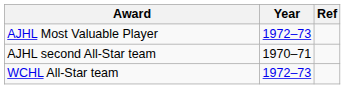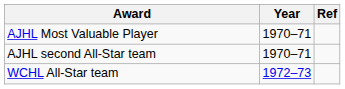(287, 34) 1972–73 -> (287, 34) 1970–71
